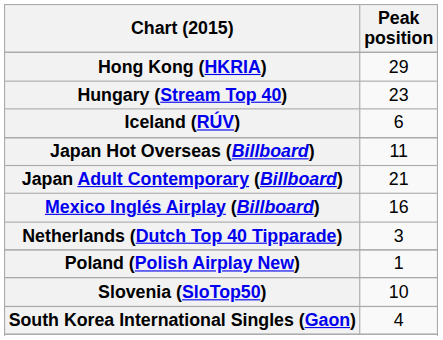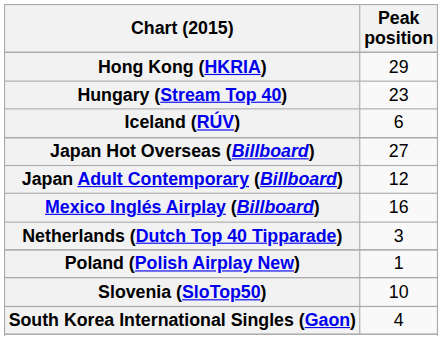(399, 151) 11 -> (399, 151) 27
(399, 179) 21 -> (399, 179) 12
